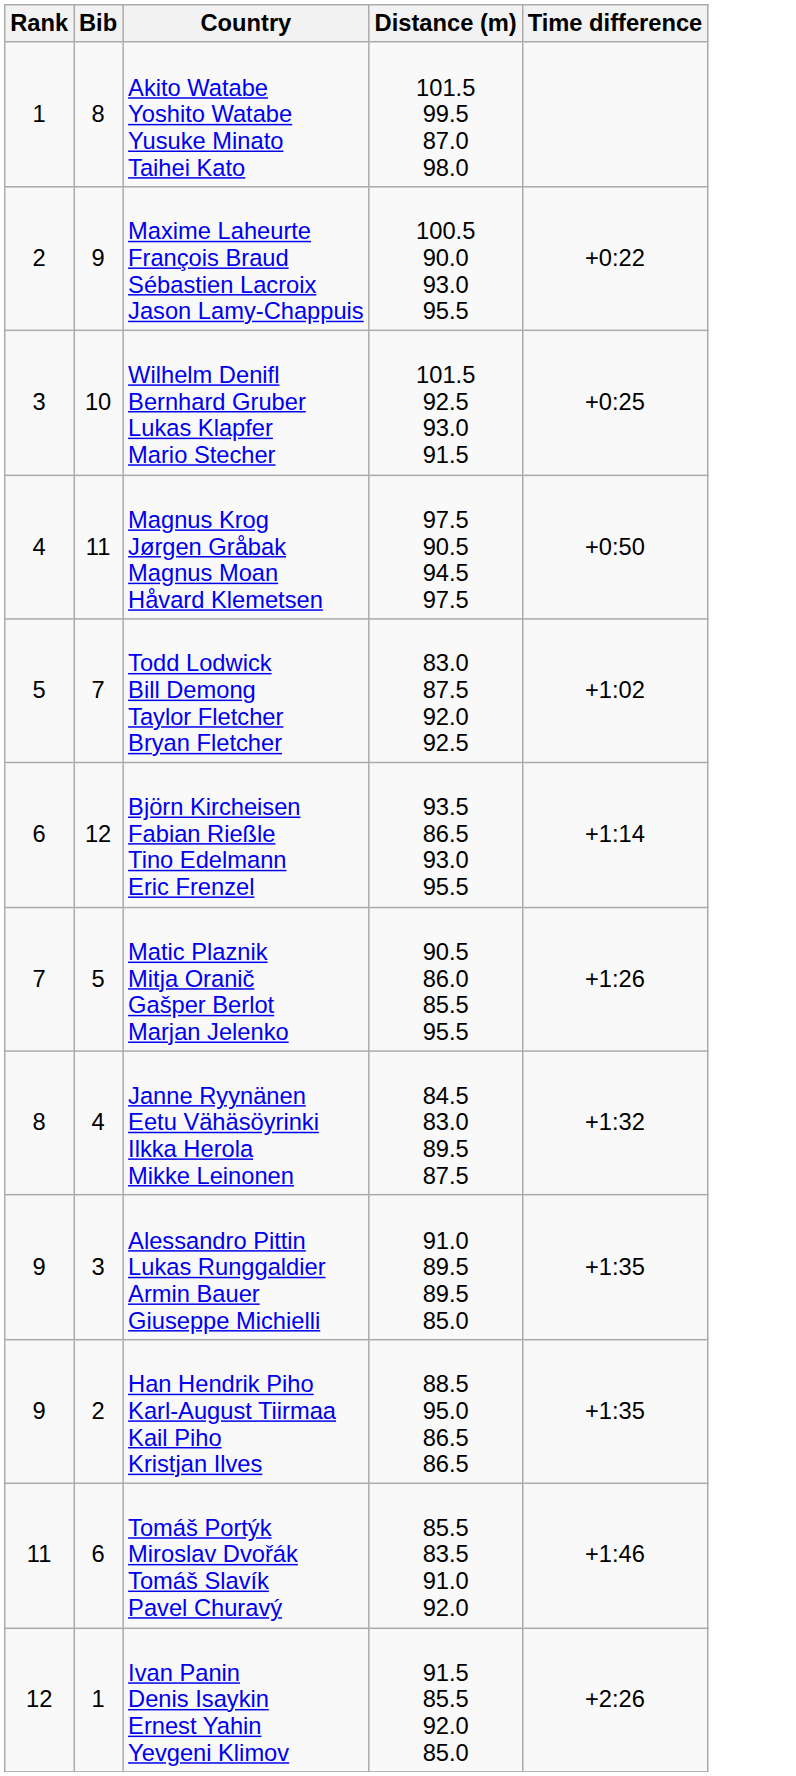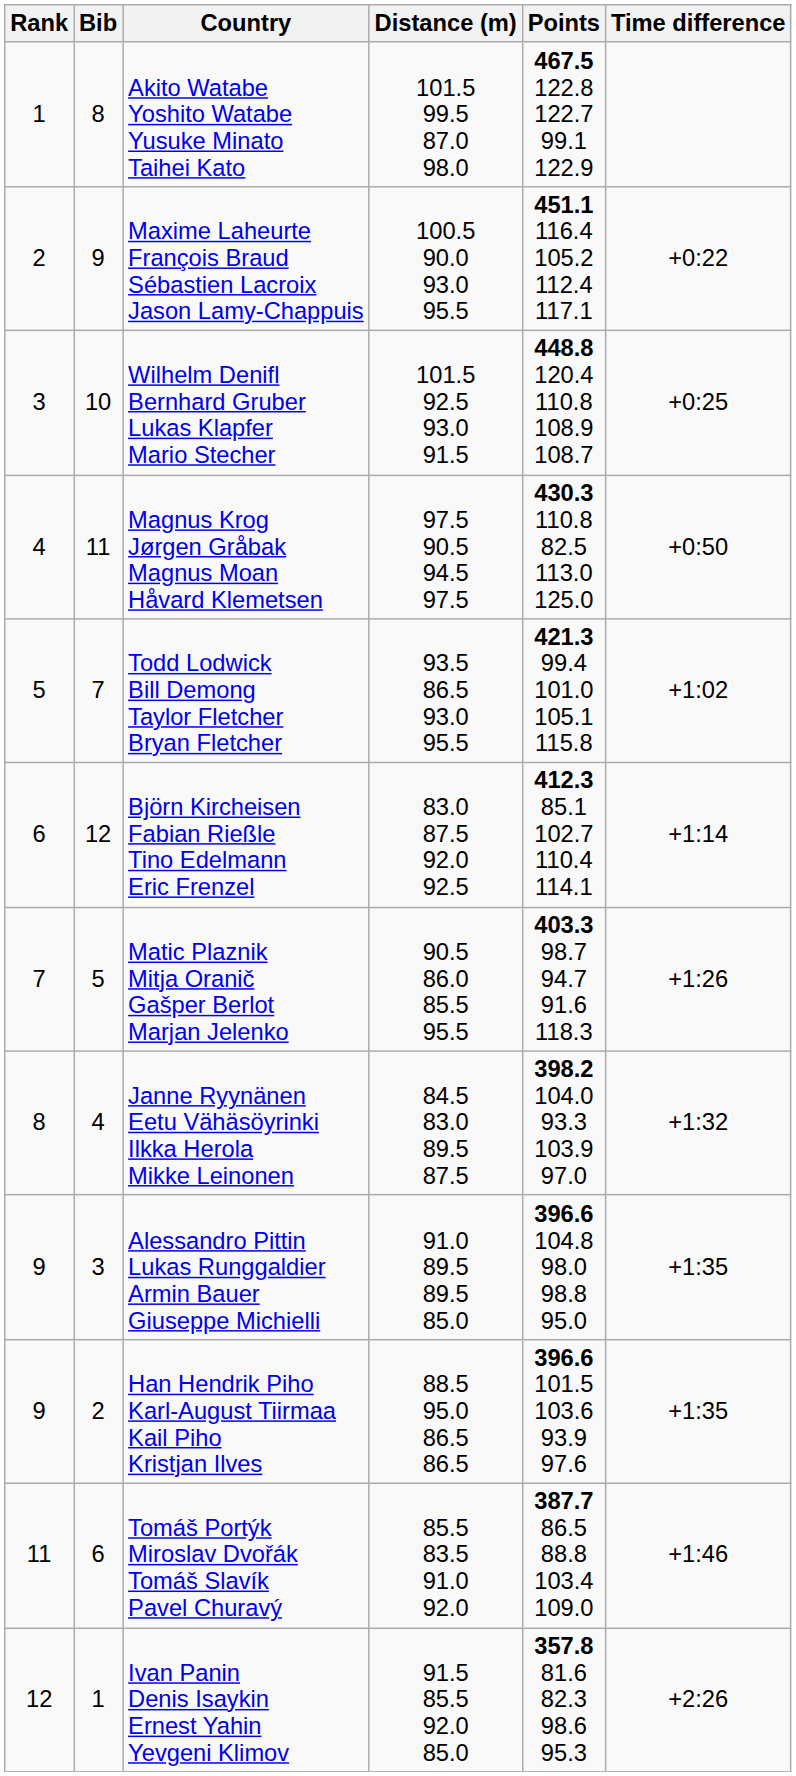+ column: (564, 23)
(446, 703) 83.0 87.5 92.0 92.5 -> (446, 703) 93.5 86.5 93.0 95.5
(446, 848) 93.5 86.5 93.0 95.5 -> (446, 848) 83.0 87.5 92.0 92.5
